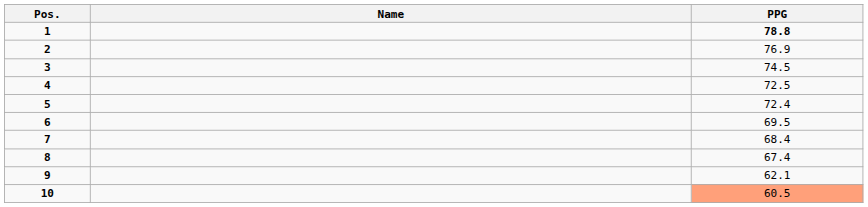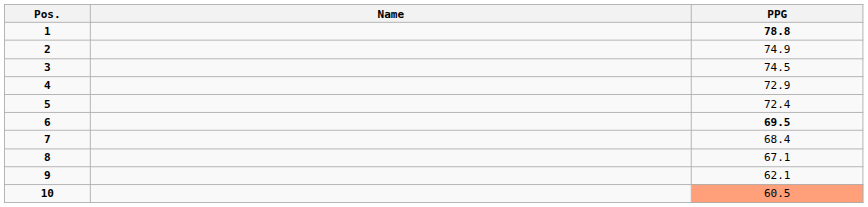(777, 49) 76.9 -> (777, 49) 74.9
(777, 85) 72.5 -> (777, 85) 72.9
(777, 121) normal -> (777, 121) bold
(777, 158) 67.4 -> (777, 158) 67.1
